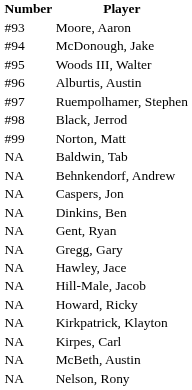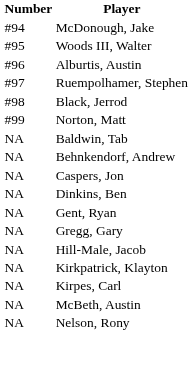- row: (93, 27)
- row: (91, 267)
- row: (97, 304)
